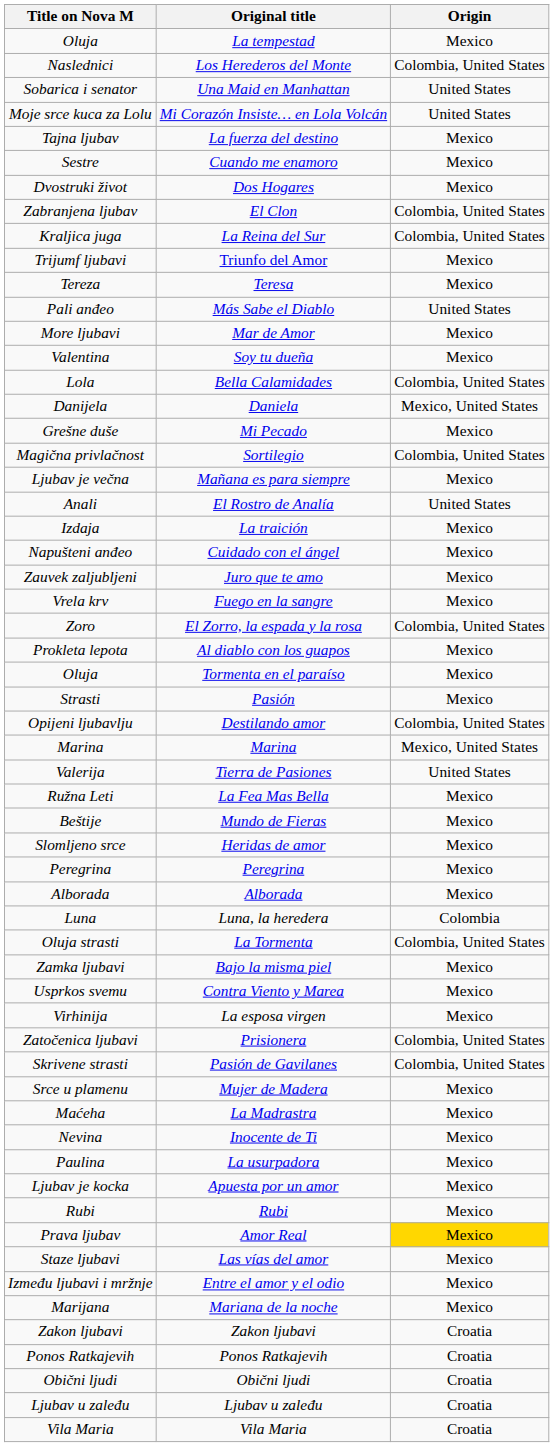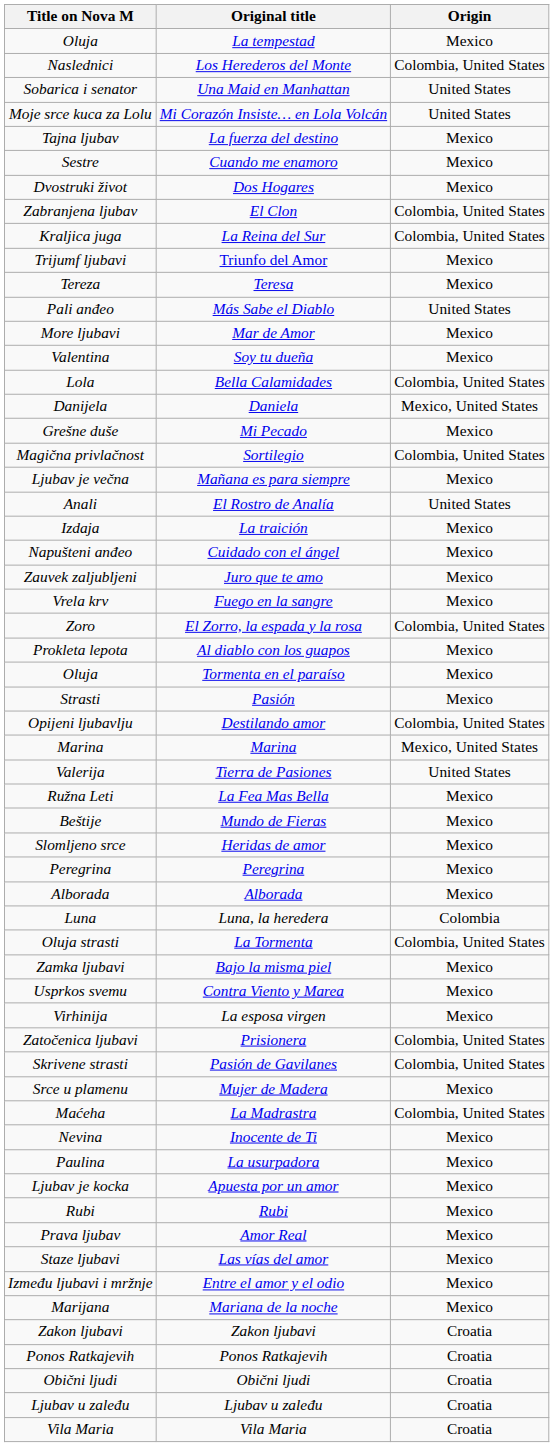(470, 1112) Mexico -> (470, 1112) Colombia, United States
(470, 1234) gold background -> (470, 1234) no background
